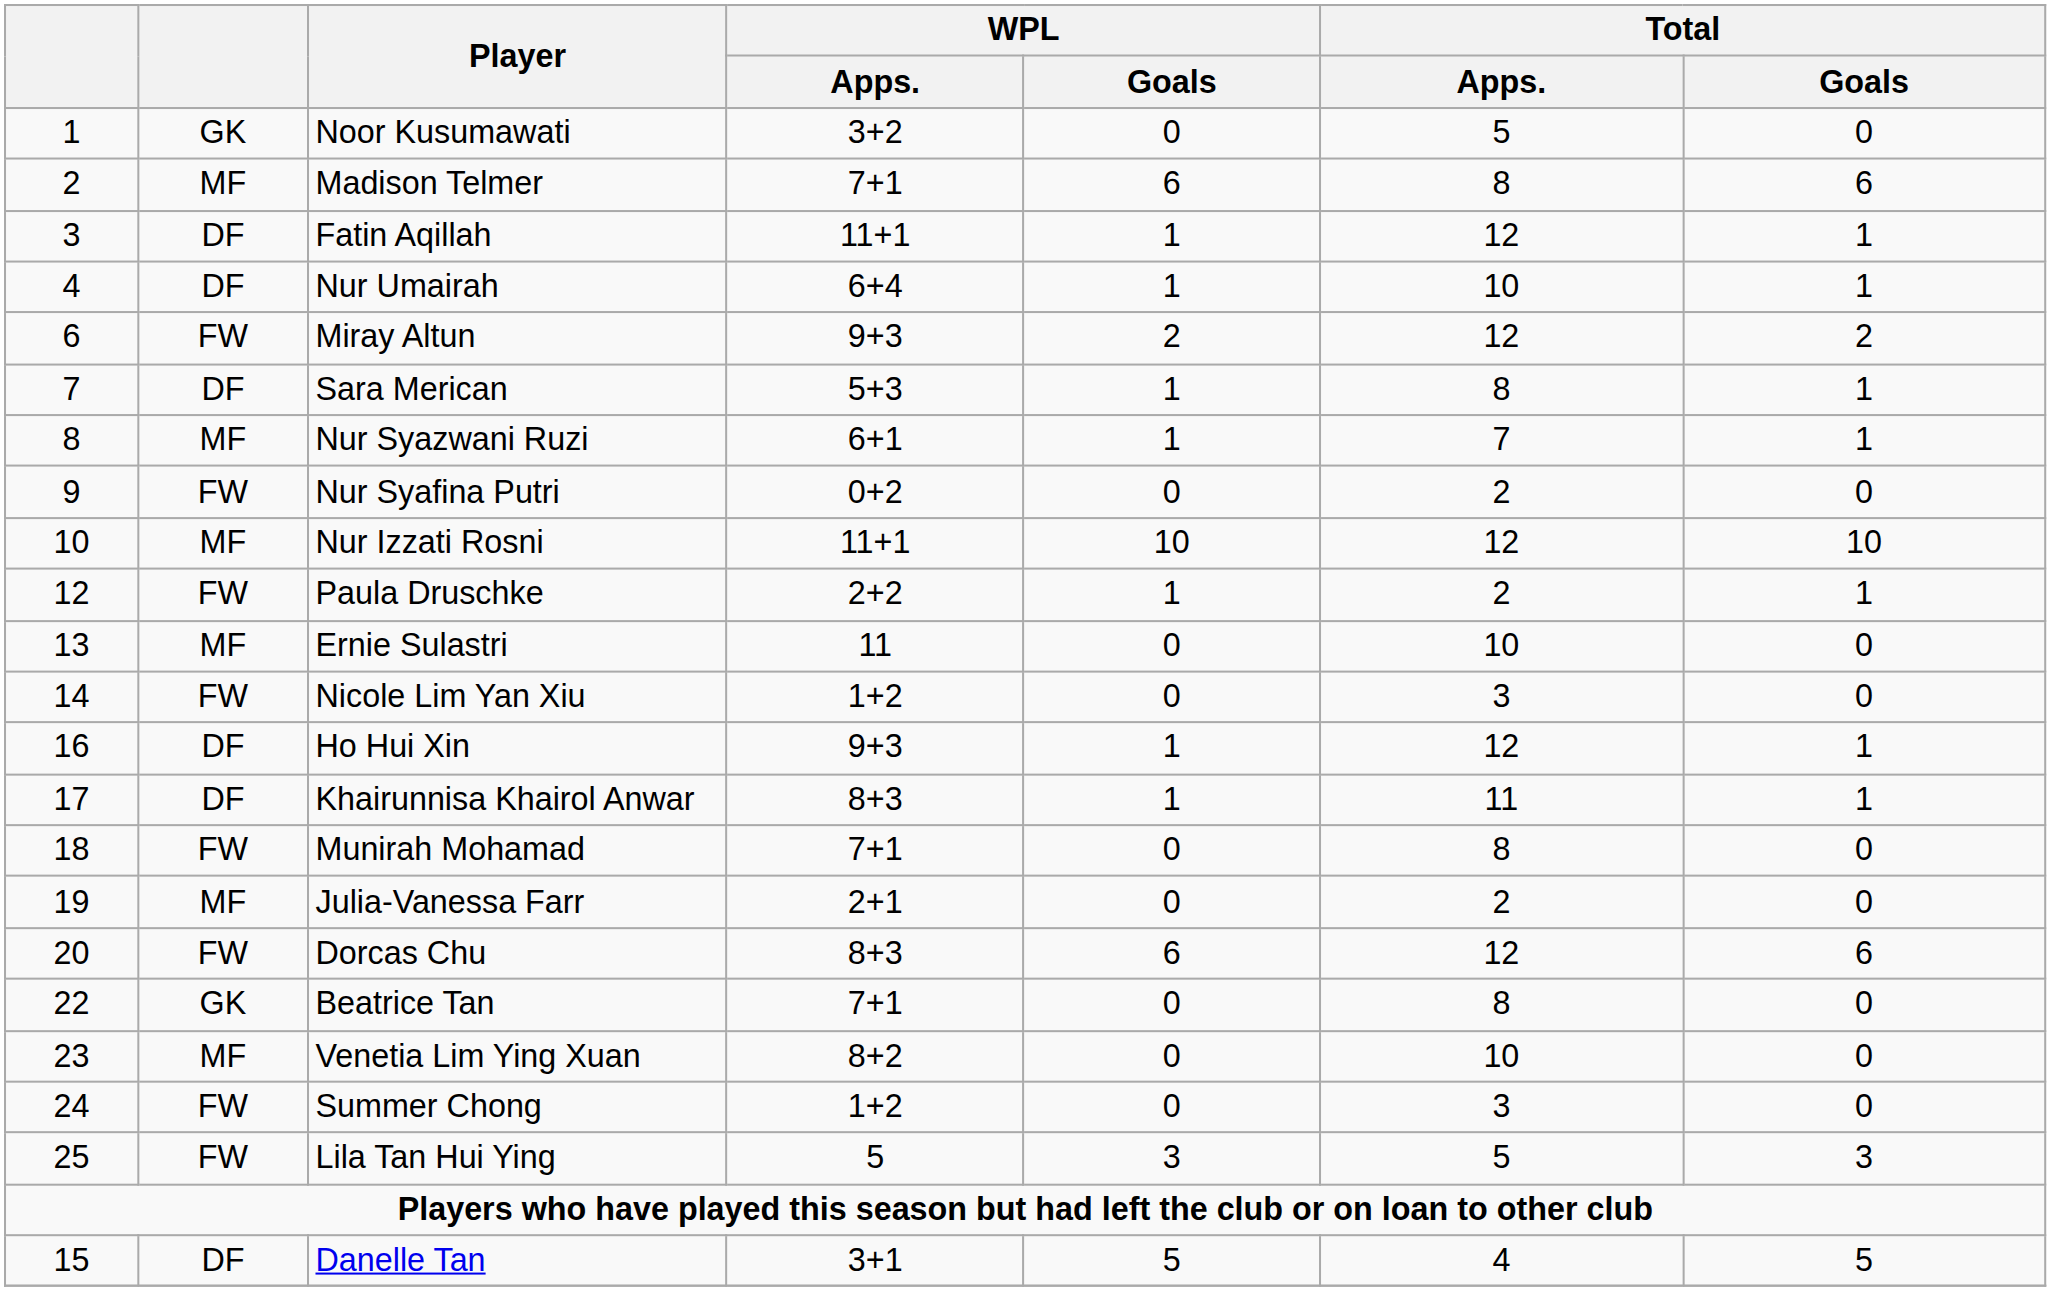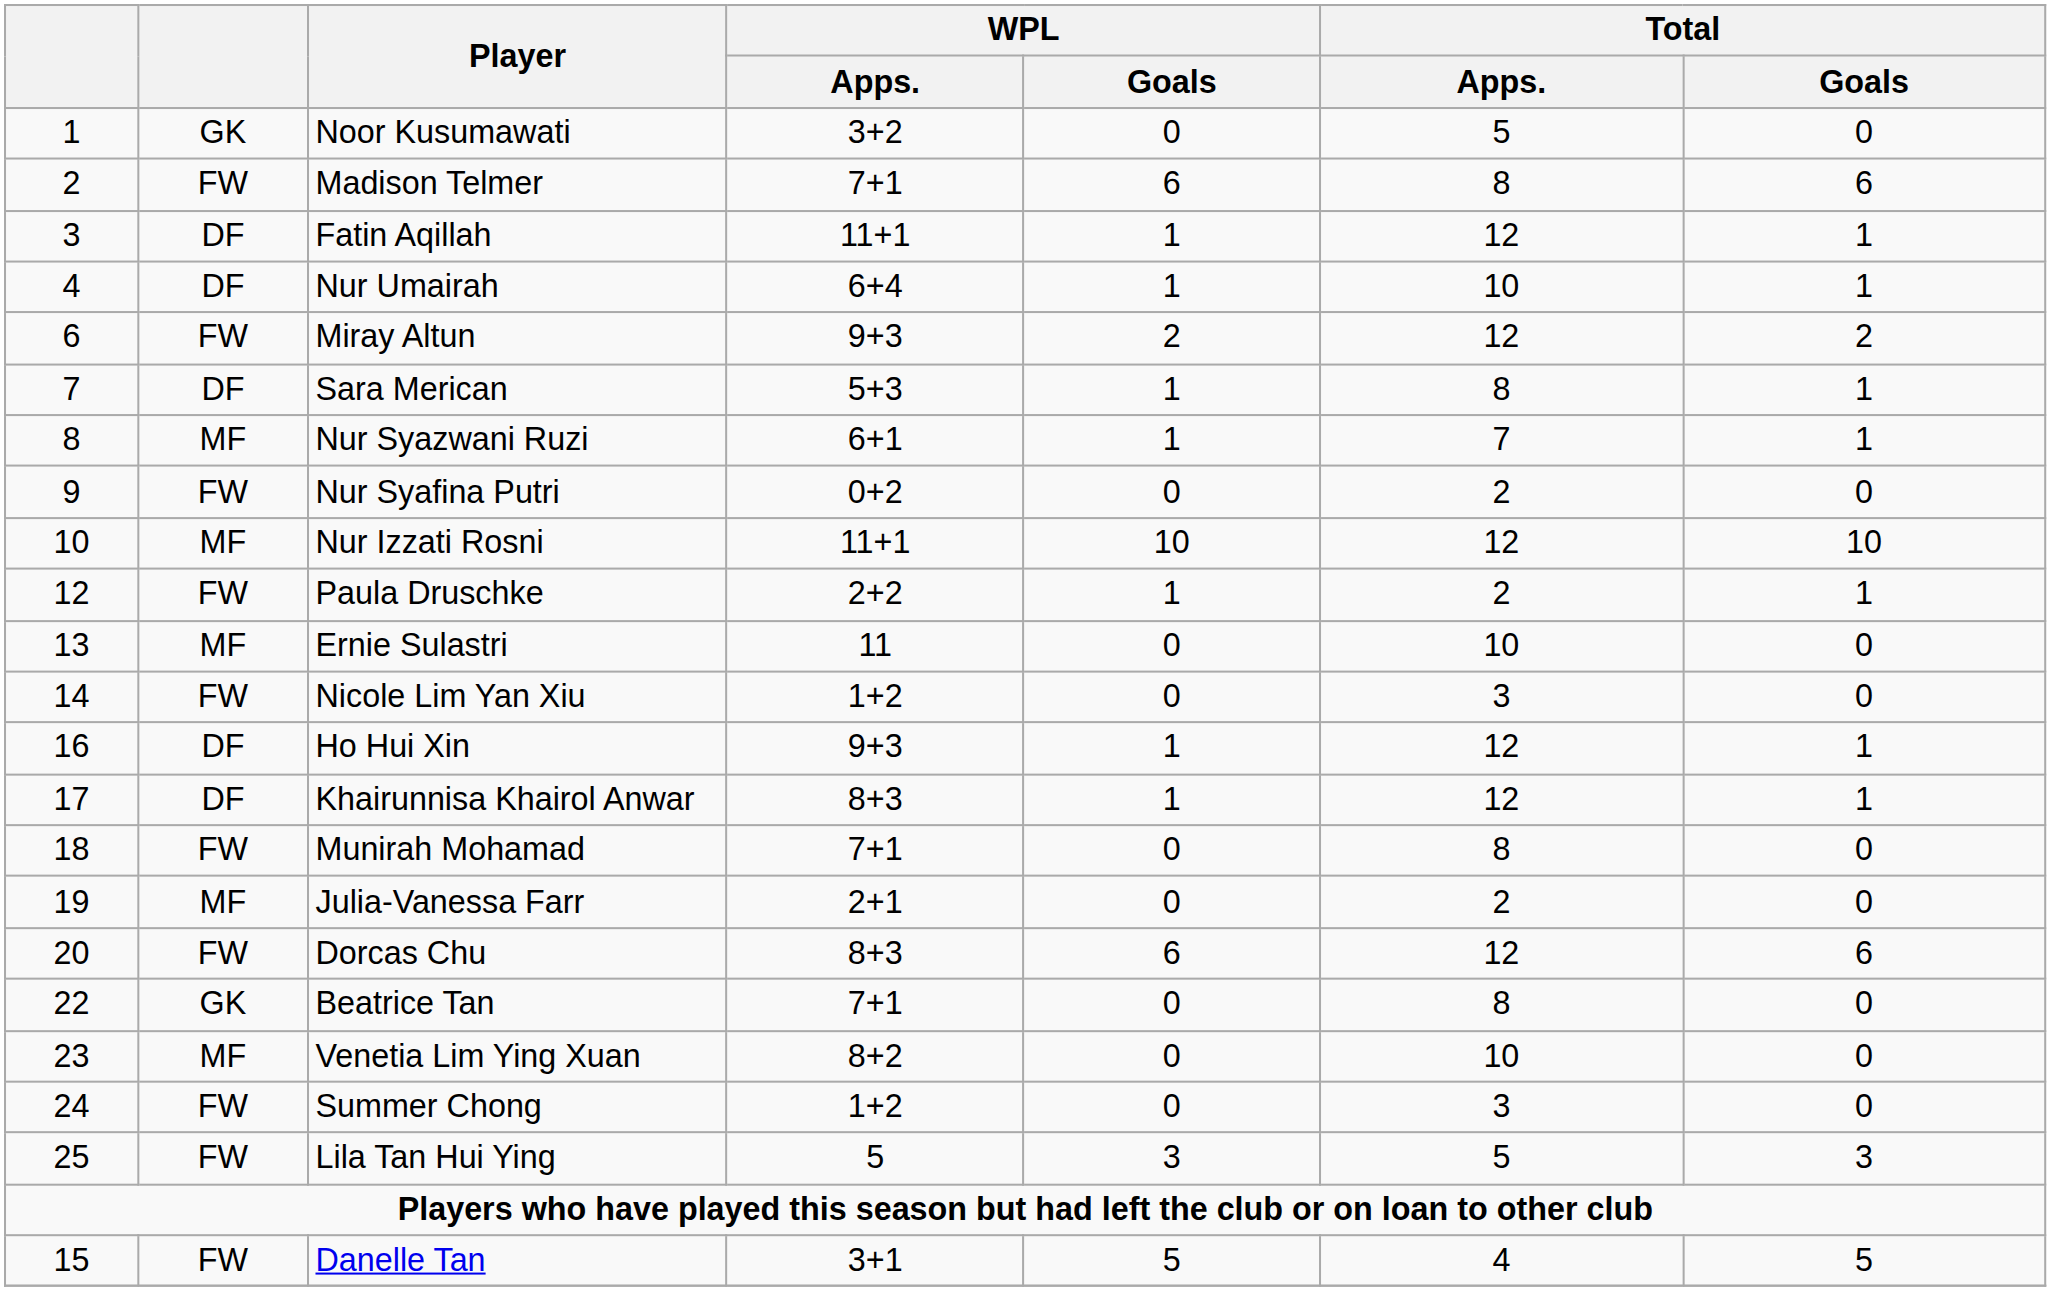(223, 183) MF -> (223, 183) FW
(1501, 798) 11 -> (1501, 798) 12
(223, 1260) DF -> (223, 1260) FW
